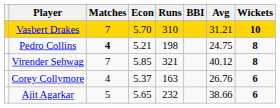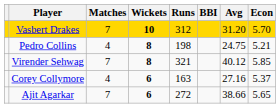columns swapped: (255, 12) <-> (142, 12)
(170, 29) 310 -> (183, 29) 312
(221, 29) 31.21 -> (234, 29) 31.20
(108, 45) bold -> (108, 45) normal
(221, 78) 26.76 -> (234, 78) 27.16
(108, 95) 5 -> (108, 95) 7
(170, 95) 232 -> (183, 95) 272
